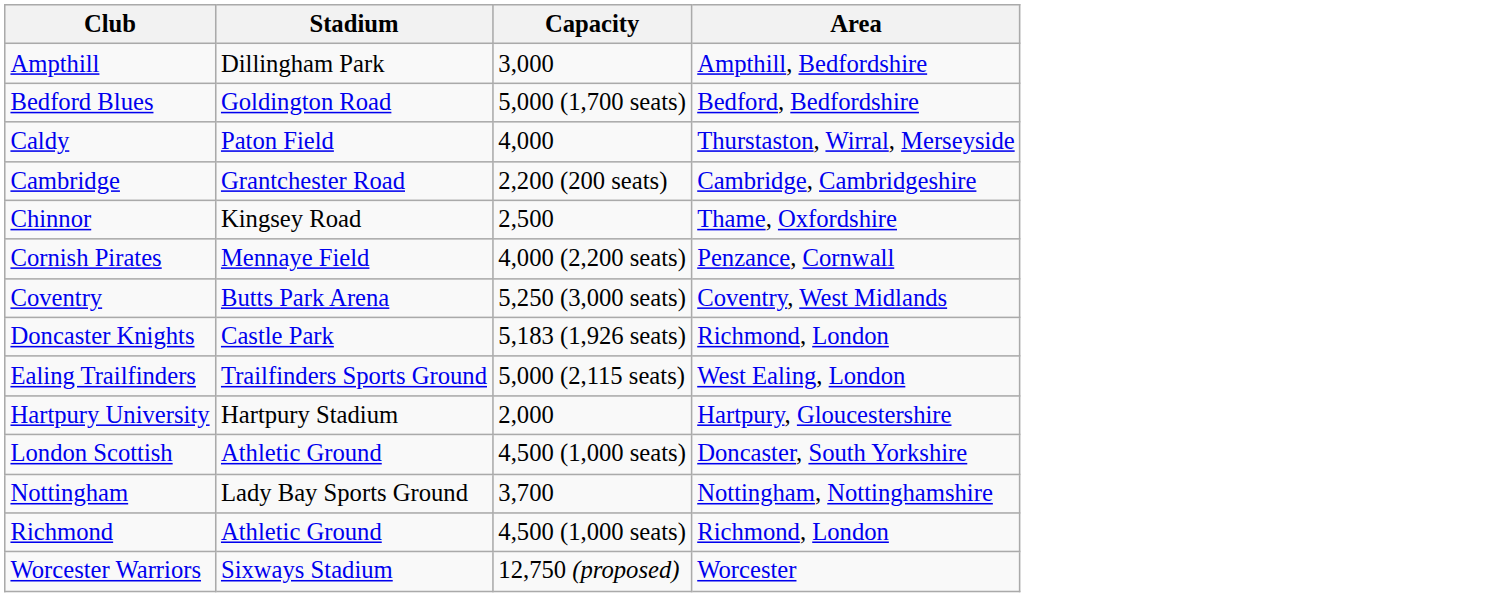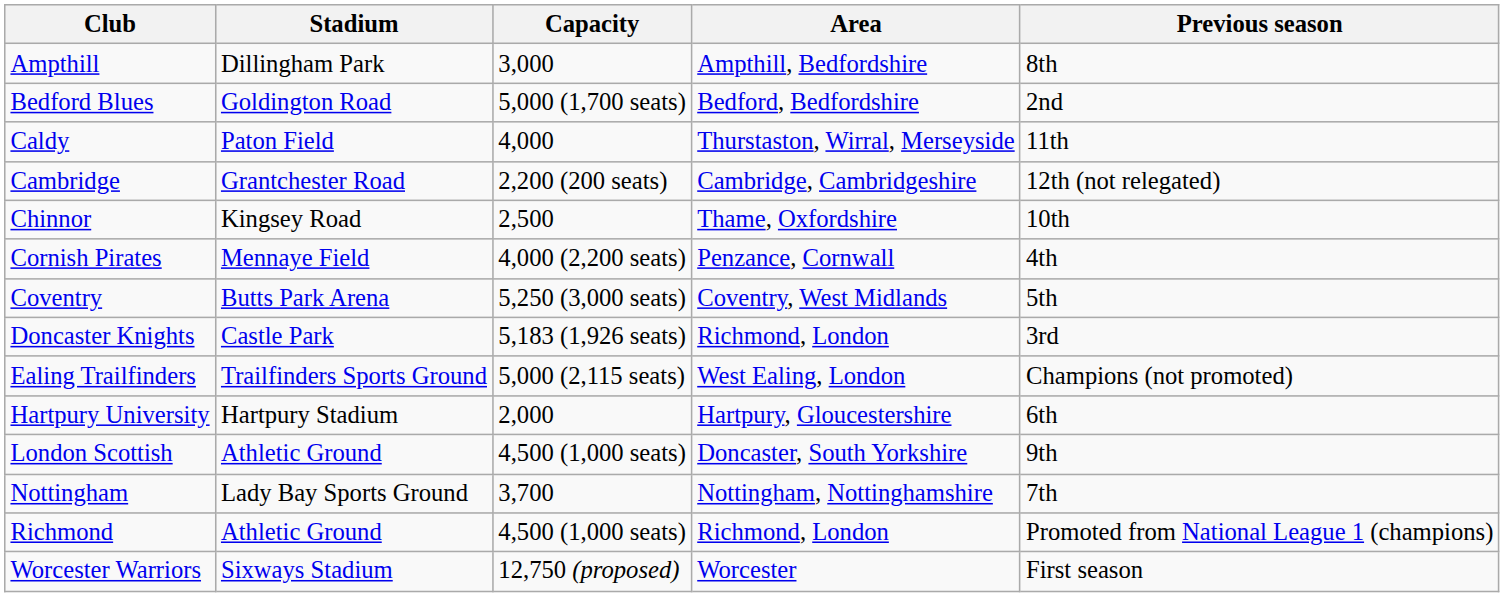+ column: (1260, 24)
